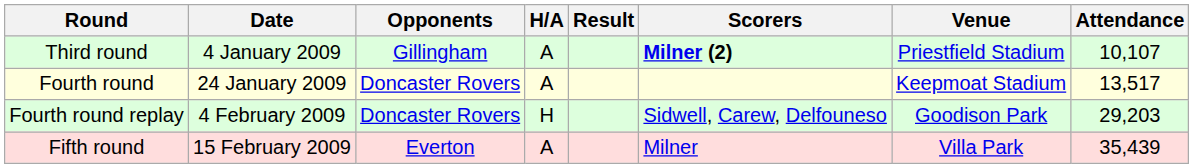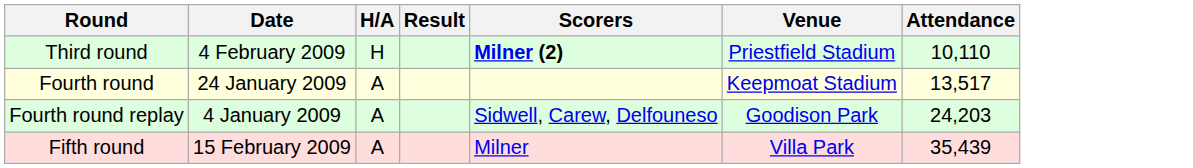- column: (440, 20)
(272, 52) 4 January 2009 -> (272, 52) 4 February 2009
(547, 52) A -> (377, 52) H
(1130, 52) 10,107 -> (961, 52) 10,110
(272, 115) 4 February 2009 -> (272, 115) 4 January 2009
(547, 115) H -> (377, 115) A
(1130, 115) 29,203 -> (961, 115) 24,203
